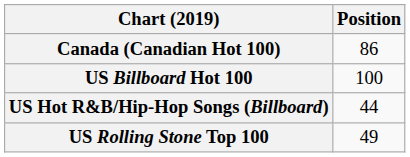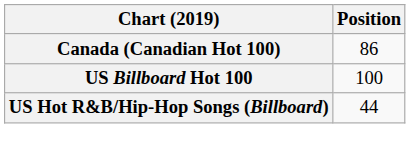- row: (169, 136)
